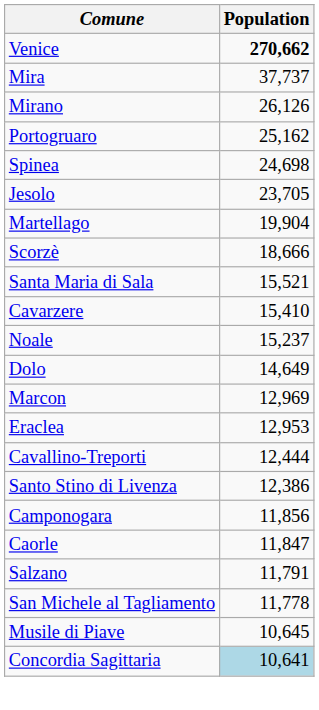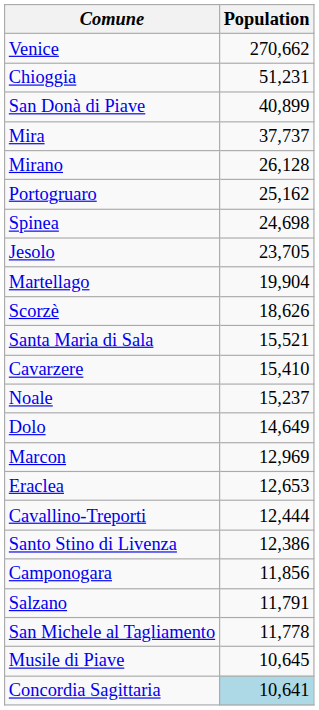(280, 48) bold -> (280, 48) normal
+ row: (43, 77)
+ row: (77, 106)
(284, 106) 26,126 -> (284, 164) 26,128
(284, 252) 18,666 -> (284, 310) 18,626
(284, 427) 12,953 -> (284, 485) 12,653
- row: (33, 544)
